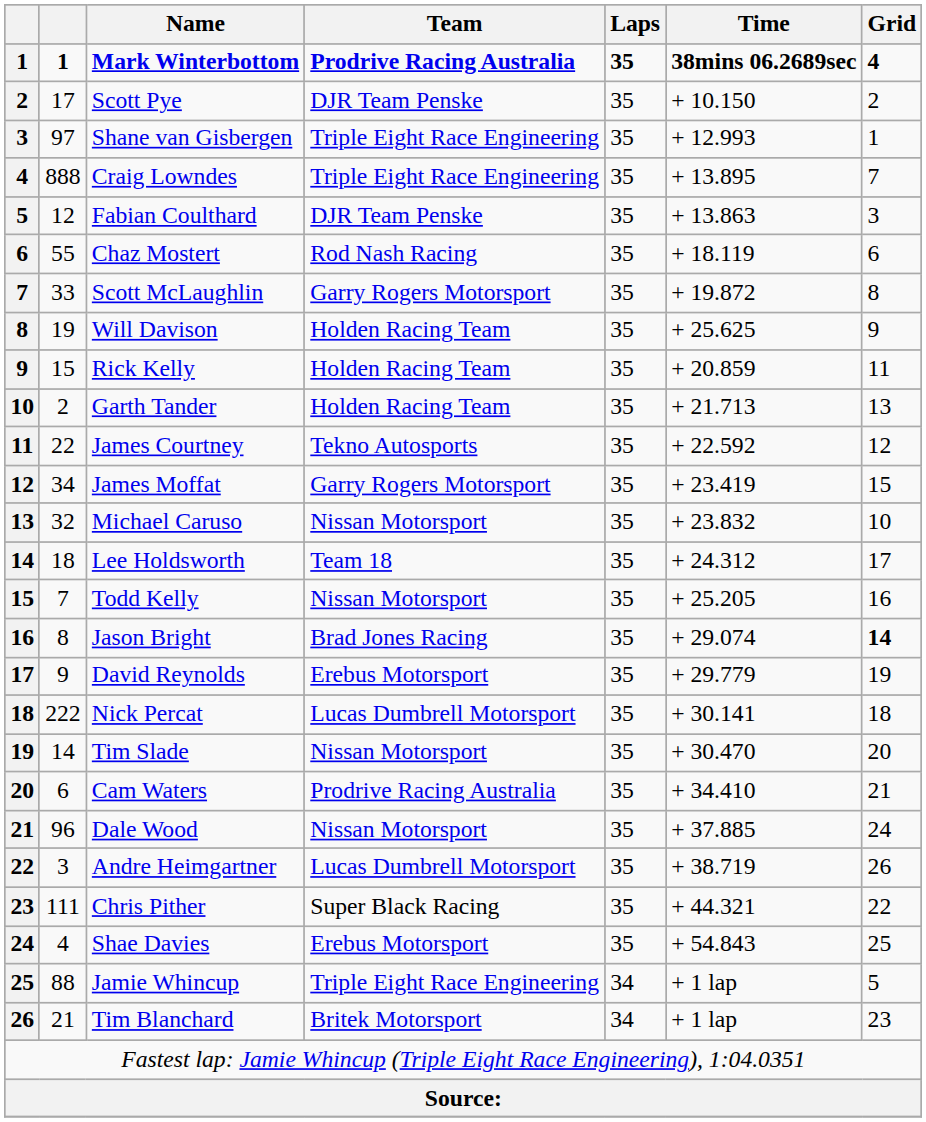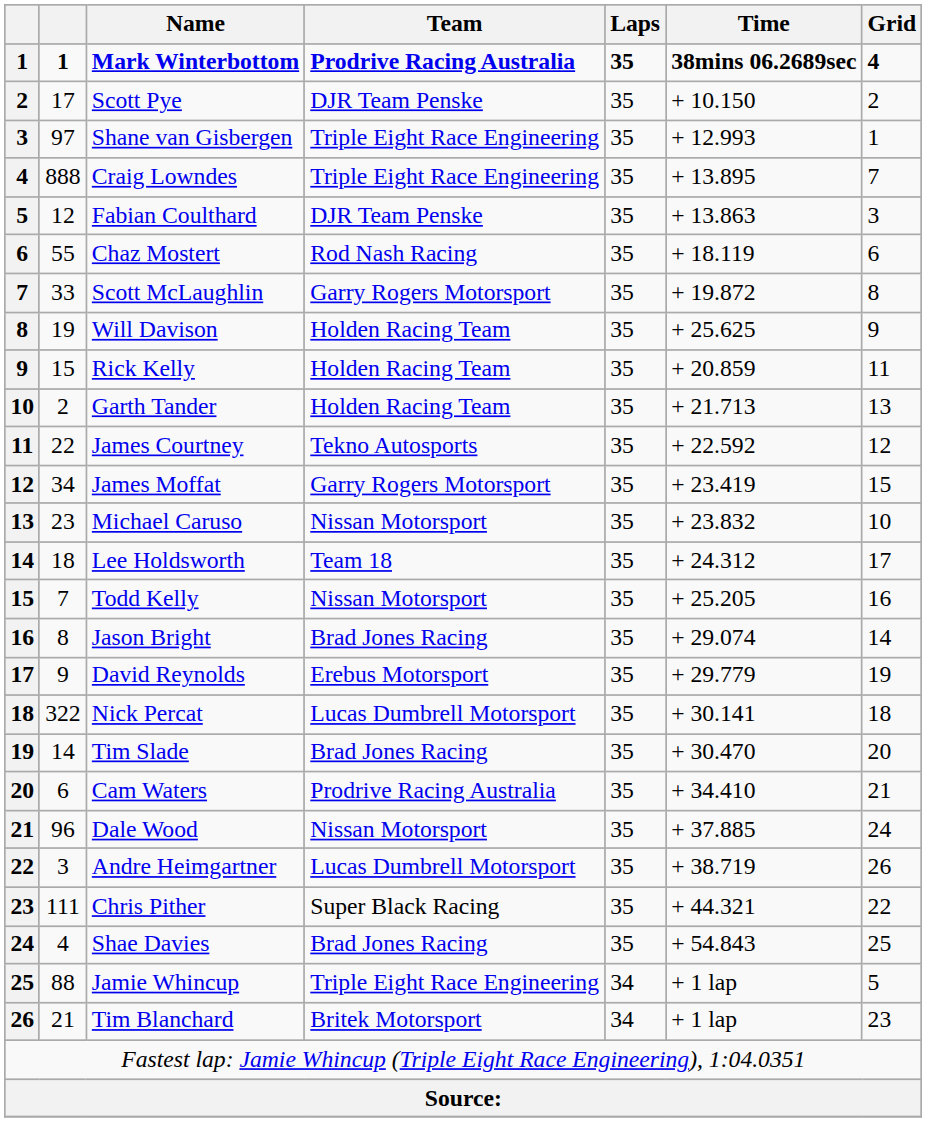(63, 522) 32 -> (63, 522) 23
(879, 637) bold -> (879, 637) normal
(63, 713) 222 -> (63, 713) 322
(399, 752) Nissan Motorsport -> (399, 752) Brad Jones Racing
(399, 944) Erebus Motorsport -> (399, 944) Brad Jones Racing
